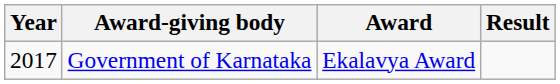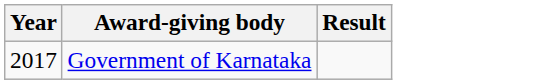- column: (399, 23)
